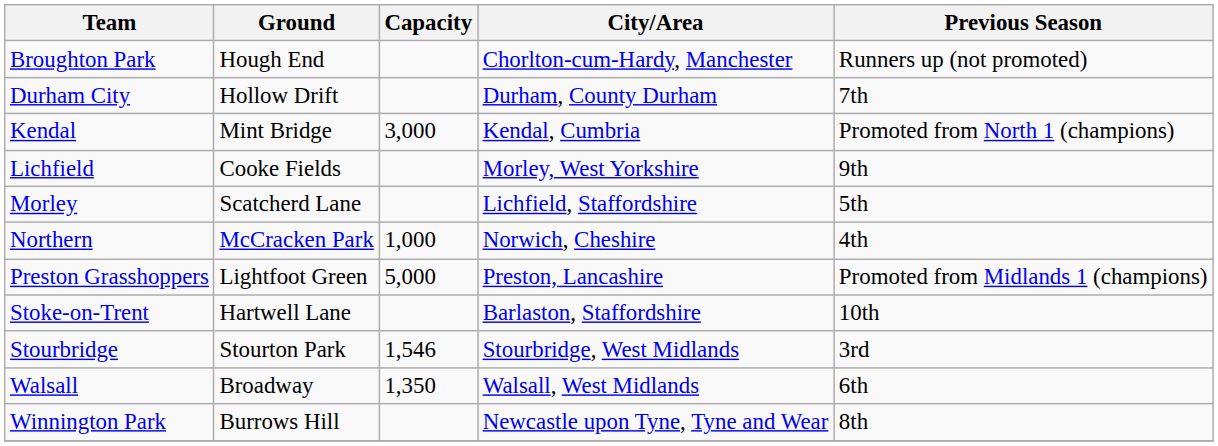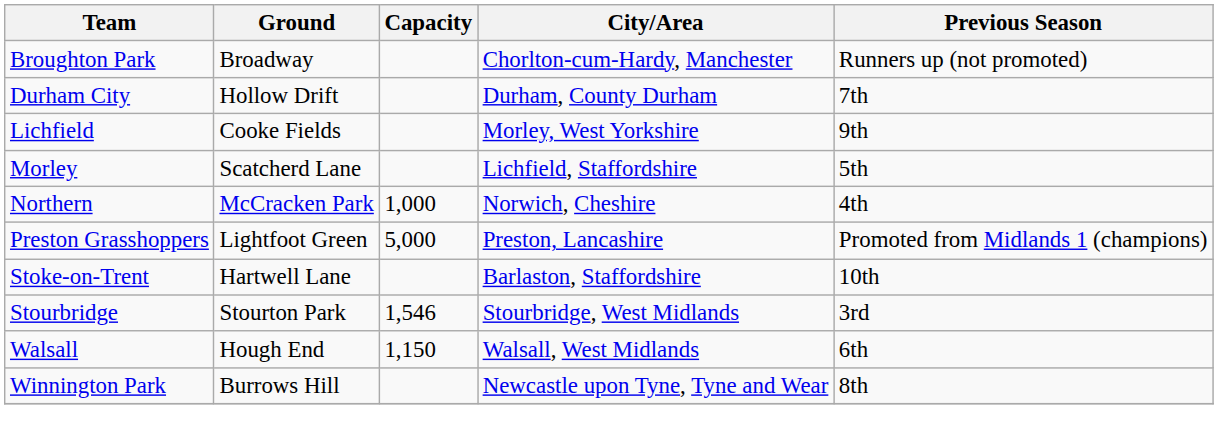(272, 58) Hough End -> (266, 58) Broadway
- row: (43, 131)
(266, 385) Broadway -> (272, 349) Hough End
(410, 385) 1,350 -> (410, 349) 1,150
